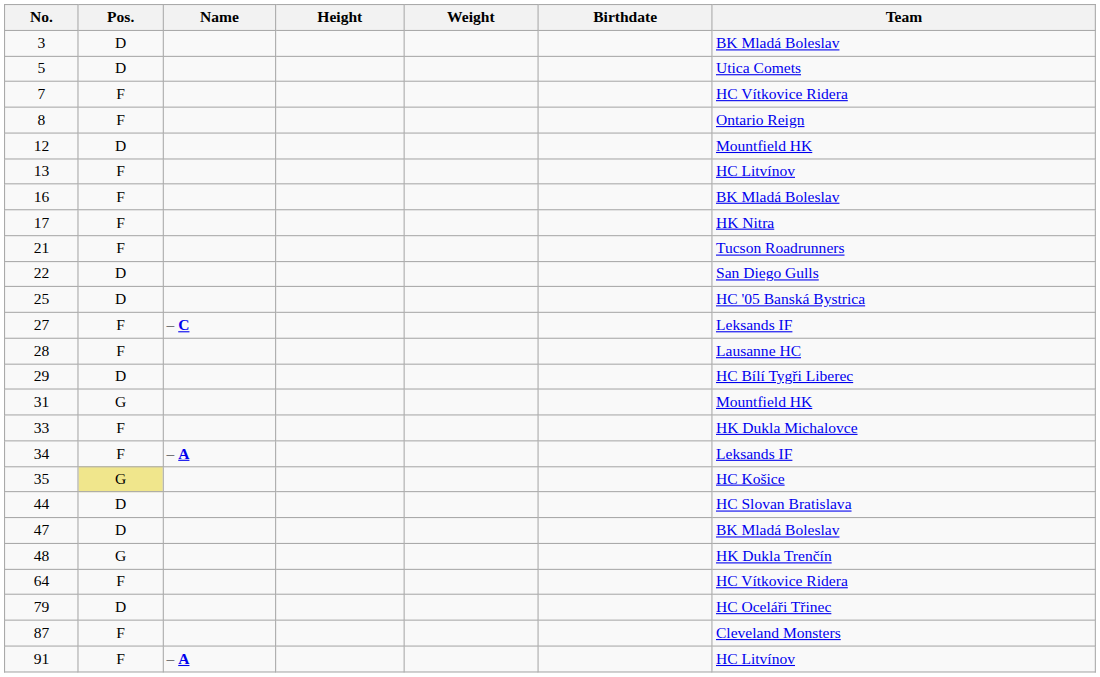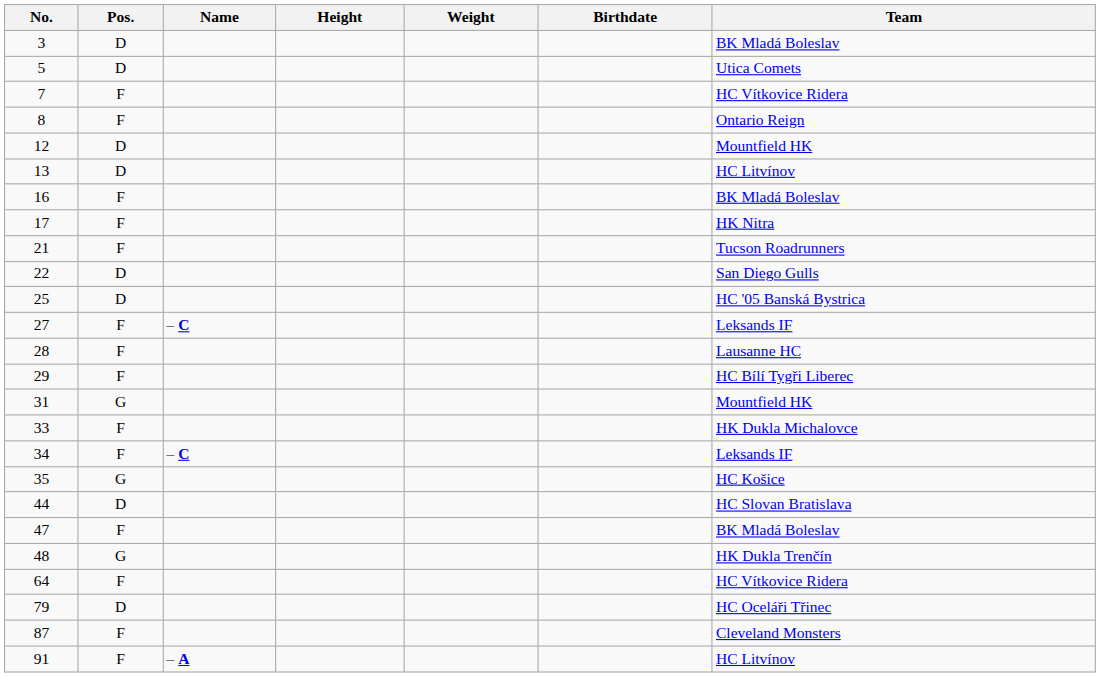(121, 171) F -> (121, 171) D
(121, 376) D -> (121, 376) F
(178, 453) – A -> (178, 453) – C
(121, 479) khaki background -> (121, 479) no background
(121, 530) D -> (121, 530) F
